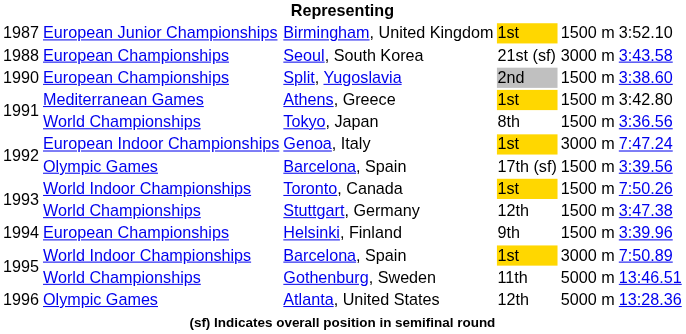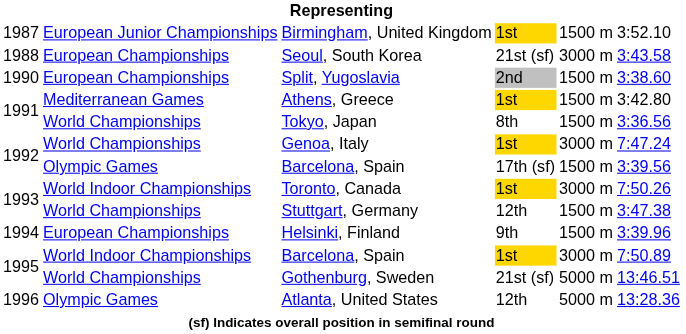(161, 144) European Indoor Championships -> (122, 144) World Championships
(588, 188) 1500 m -> (586, 188) 3000 m
(513, 277) 11th -> (525, 277) 21st (sf)
